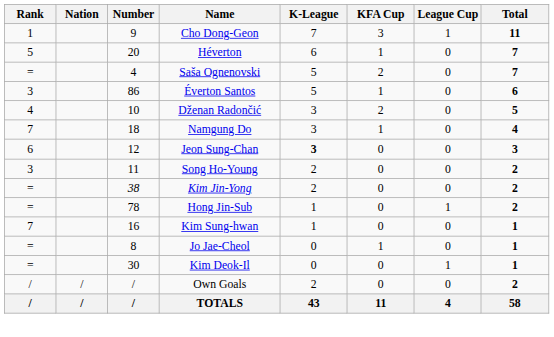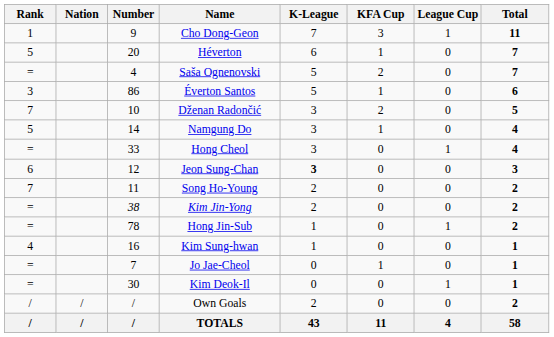(30, 110) 4 -> (30, 110) 7
(30, 130) 7 -> (30, 130) 5
(133, 130) 18 -> (133, 130) 14
+ row: (220, 149)
(30, 168) 3 -> (30, 188) 7
(30, 226) 7 -> (30, 245) 4
(133, 245) 8 -> (133, 265) 7
